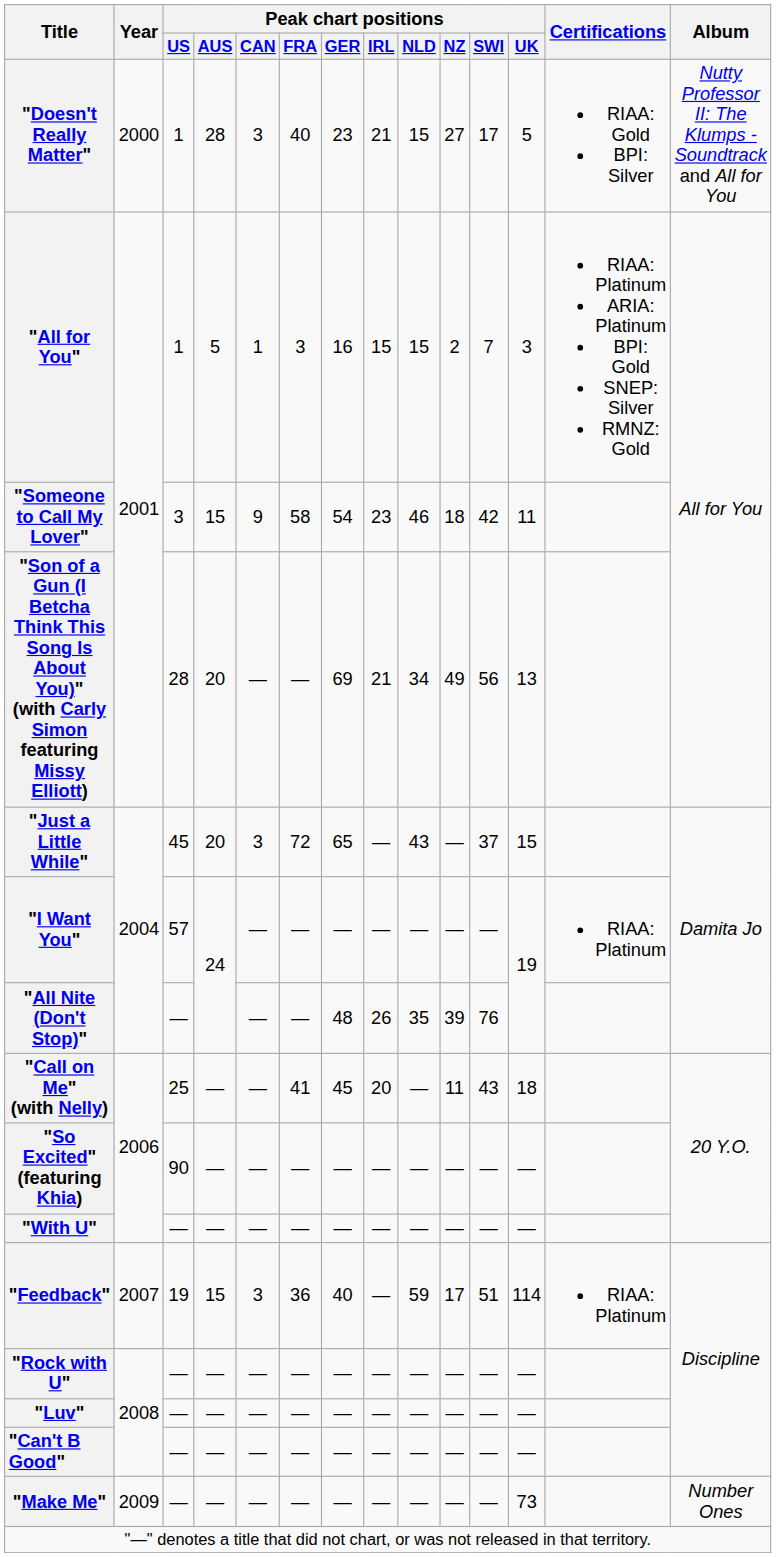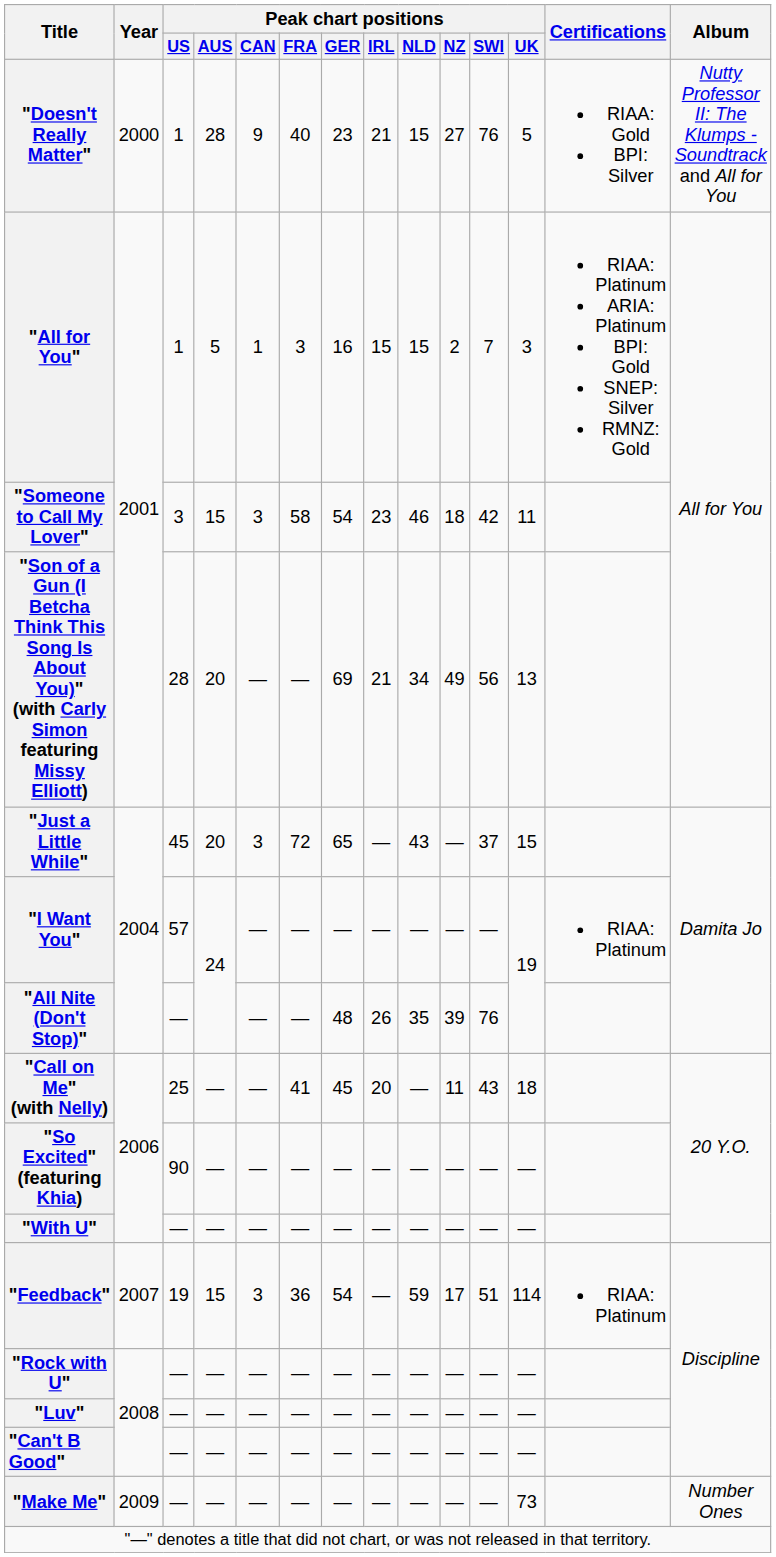(258, 135) 3 -> (258, 135) 9
(489, 135) 17 -> (489, 135) 76
(258, 517) 9 -> (258, 517) 3
(343, 1295) 40 -> (343, 1295) 54
